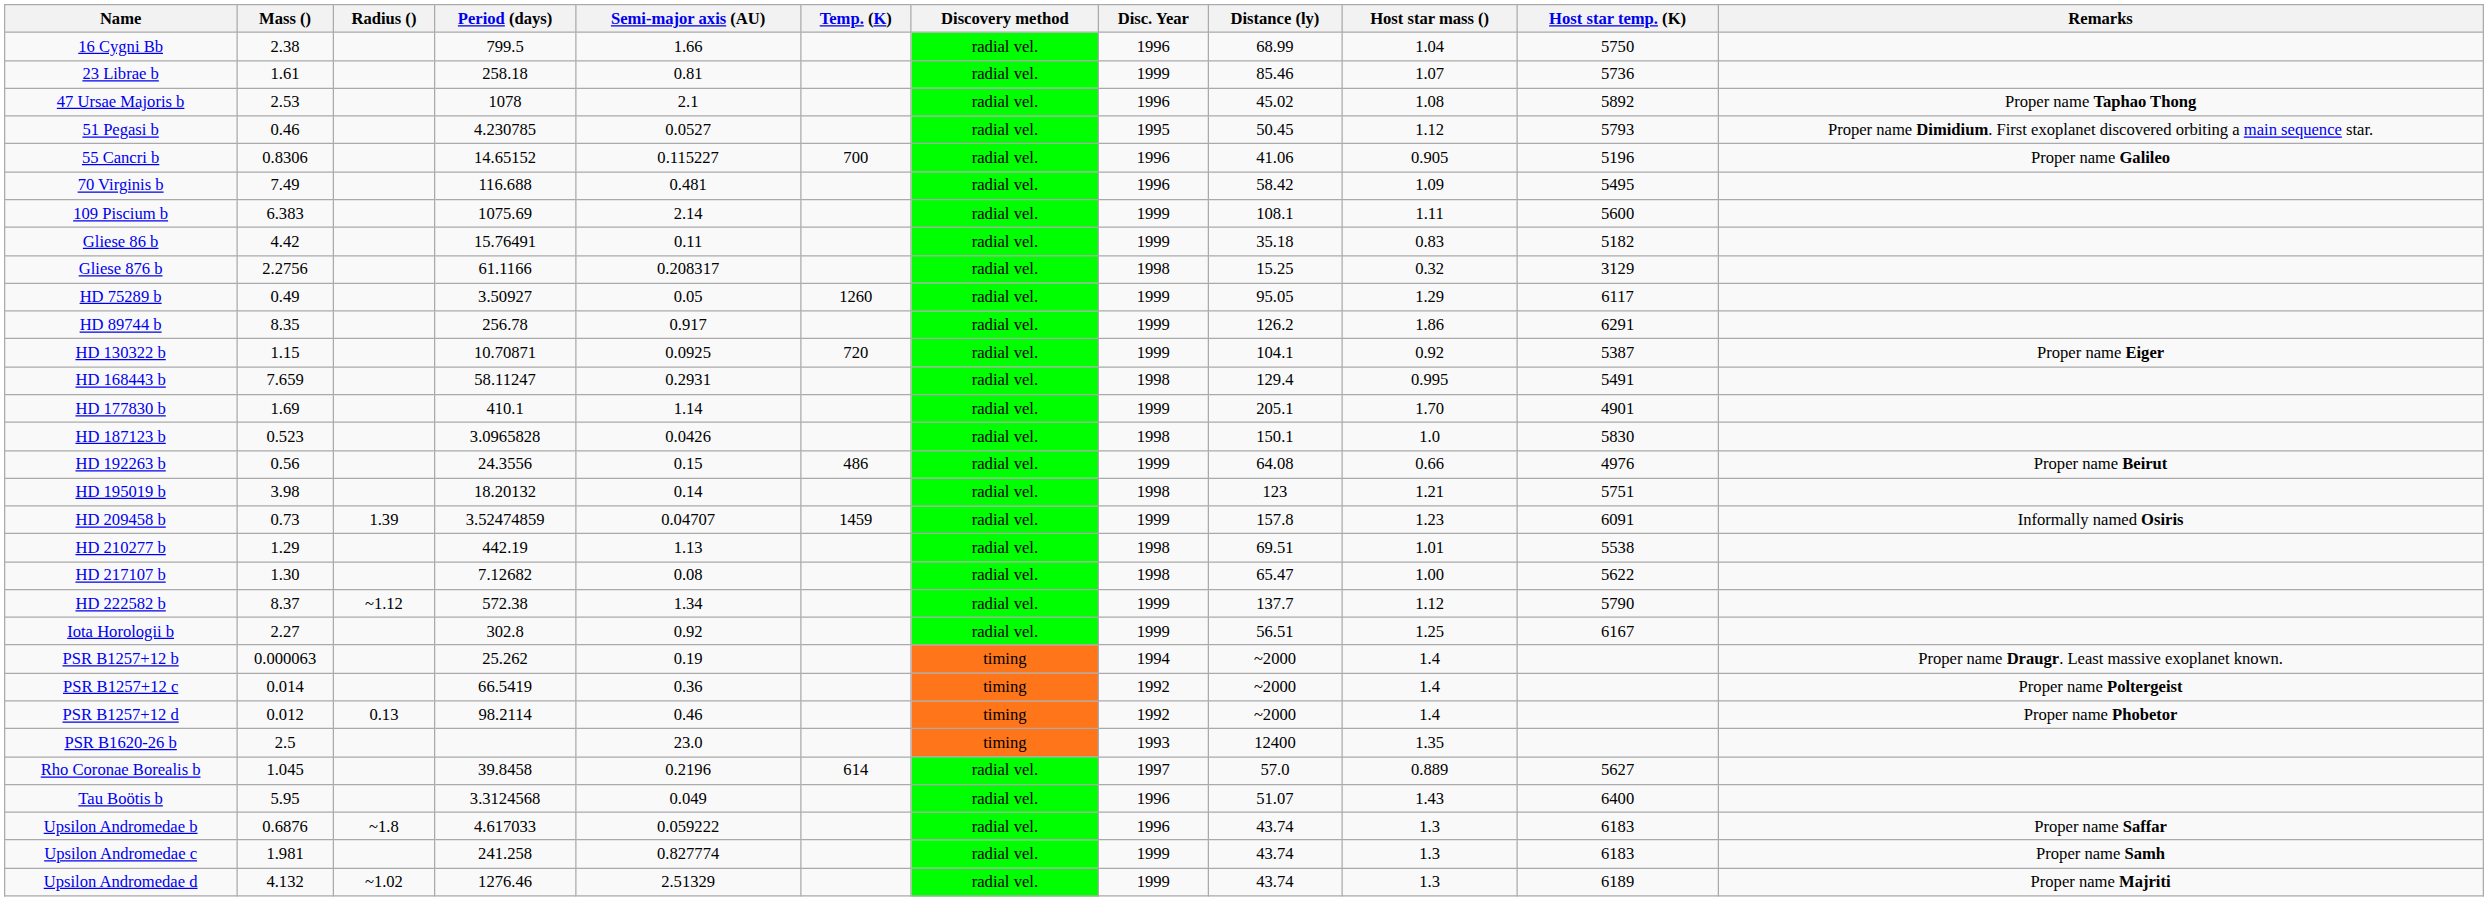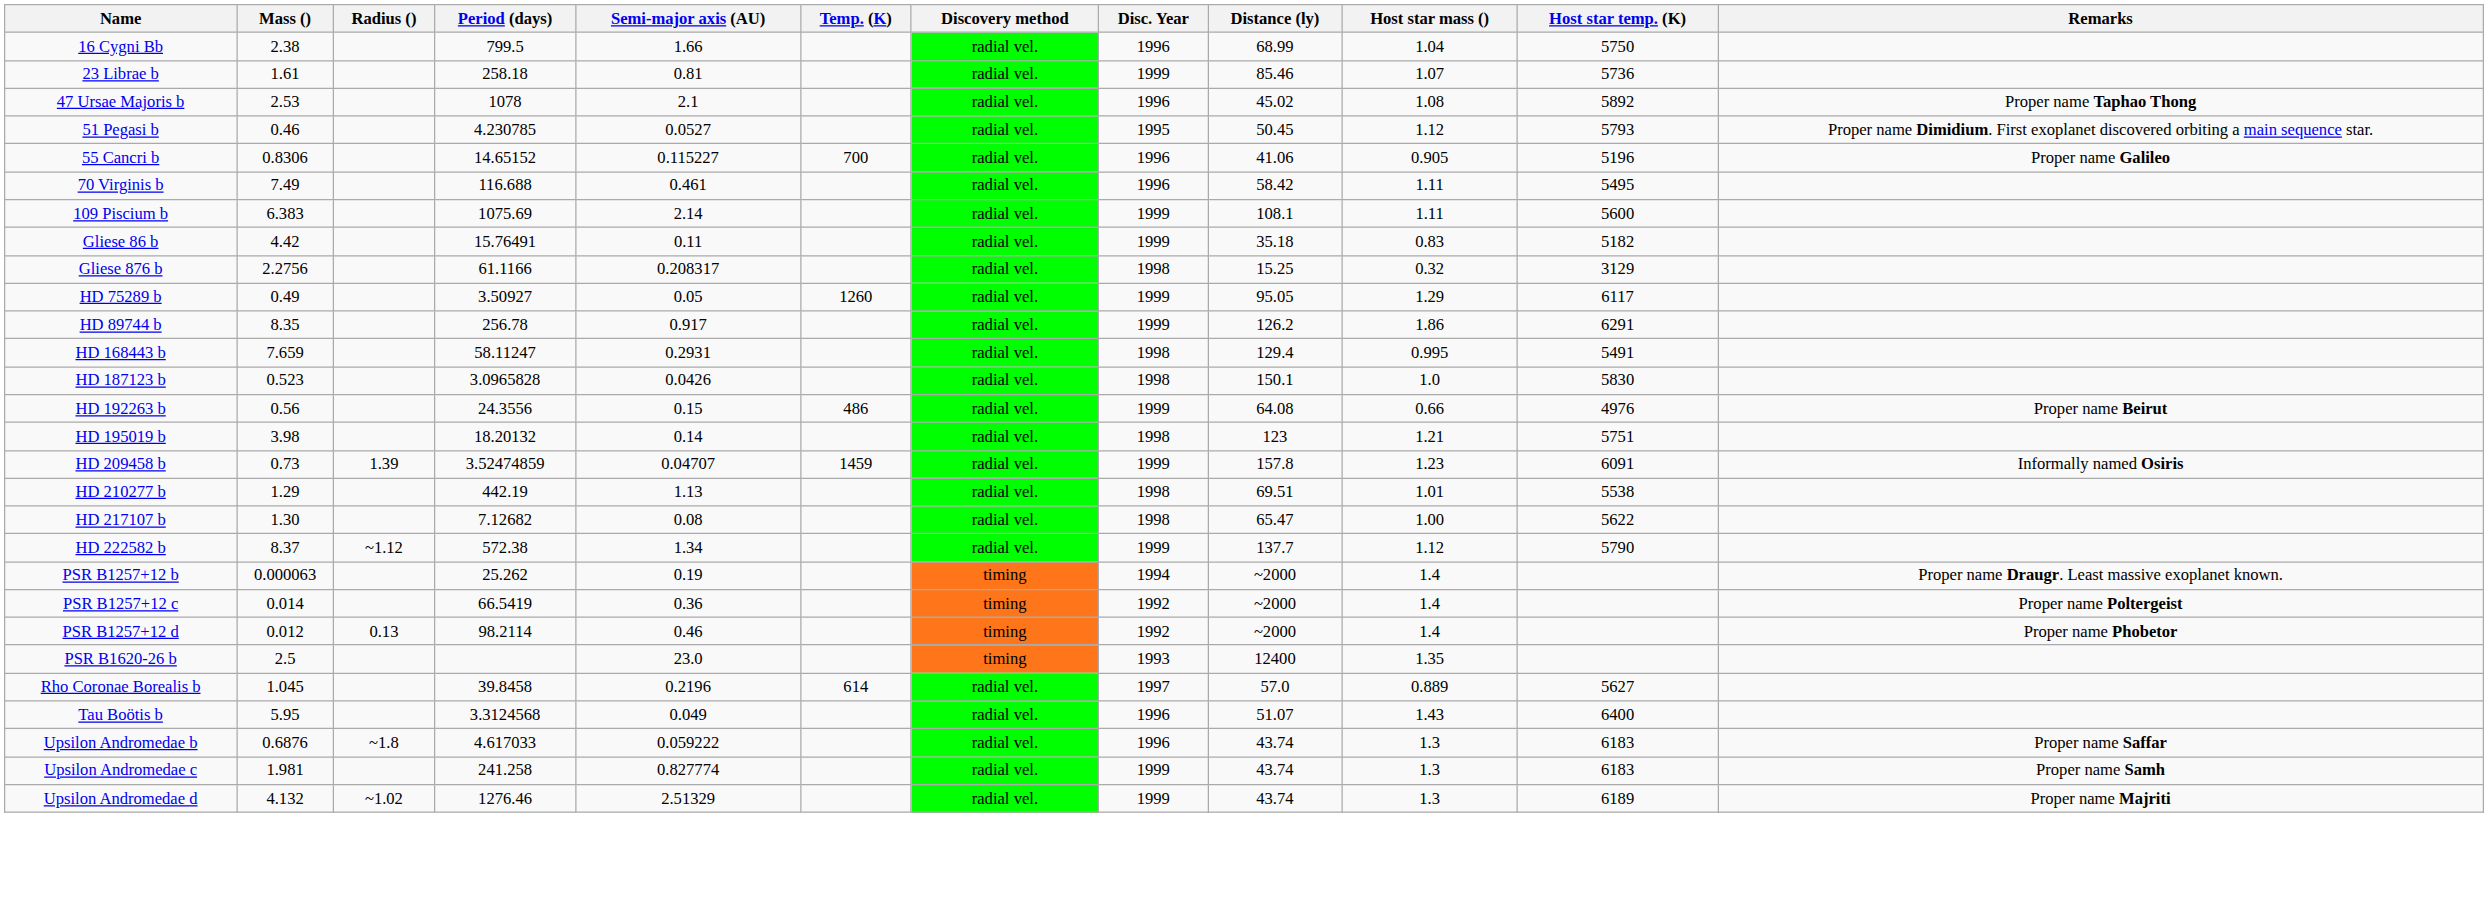(688, 185) 0.481 -> (688, 185) 0.461
(1430, 185) 1.09 -> (1430, 185) 1.11
- row: (121, 352)
- row: (121, 408)
- row: (121, 631)
